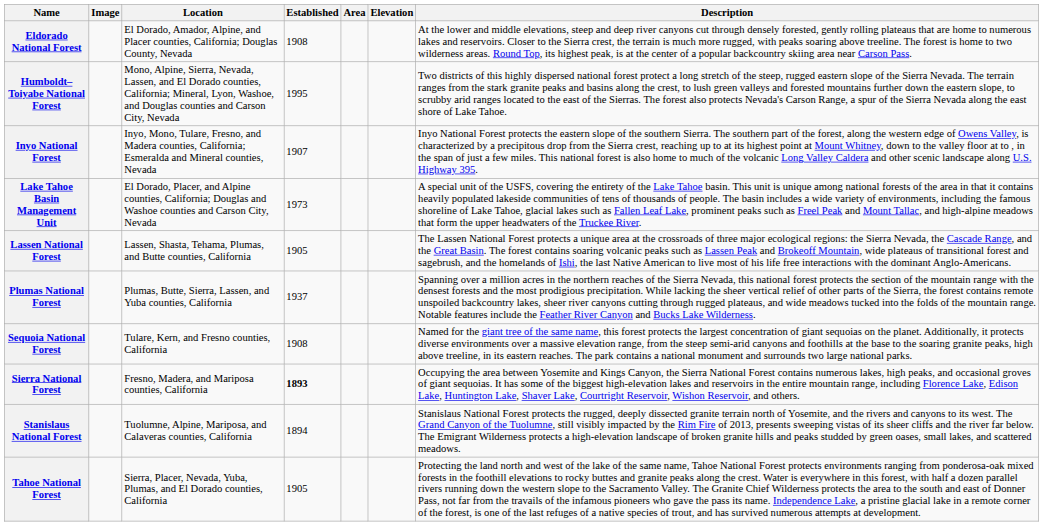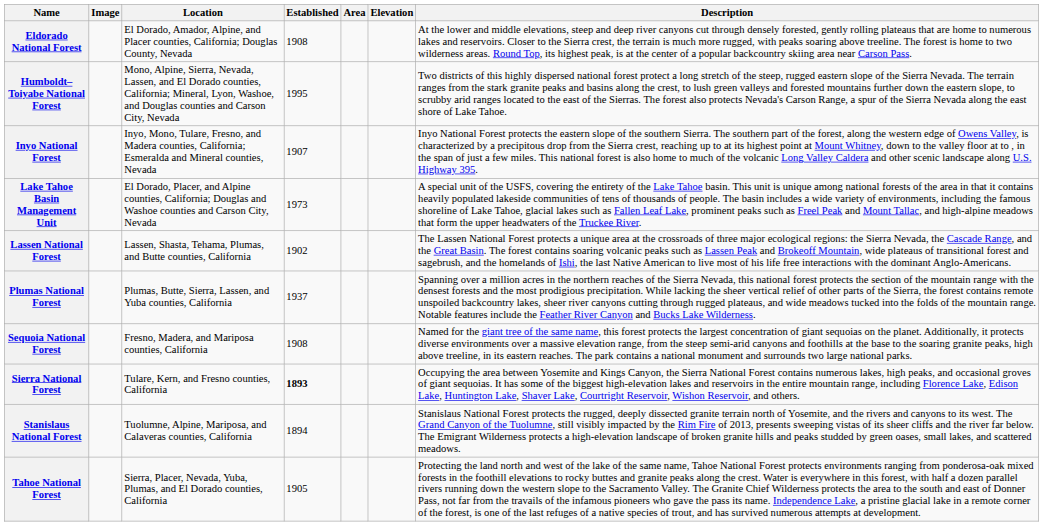(297, 251) 1905 -> (297, 251) 1902
(197, 343) Tulare, Kern, and Fresno counties, California -> (189, 343) Fresno, Madera, and Mariposa counties, California
(189, 384) Fresno, Madera, and Mariposa counties, California -> (197, 384) Tulare, Kern, and Fresno counties, California
